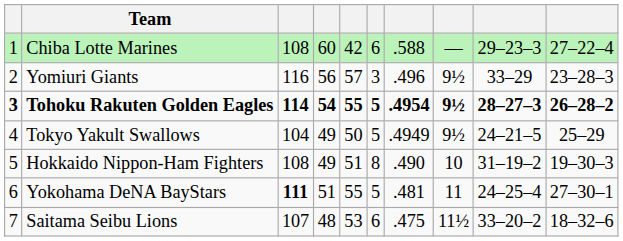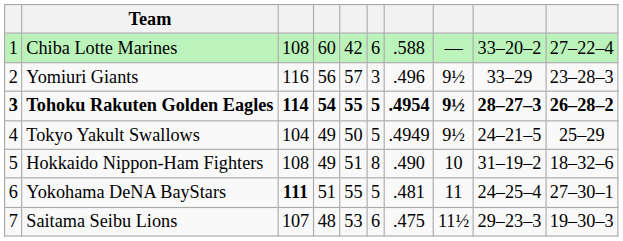(509, 47) 29–23–3 -> (509, 47) 33–20–2
(582, 163) 19–30–3 -> (582, 163) 18–32–6
(509, 221) 33–20–2 -> (509, 221) 29–23–3
(582, 221) 18–32–6 -> (582, 221) 19–30–3
